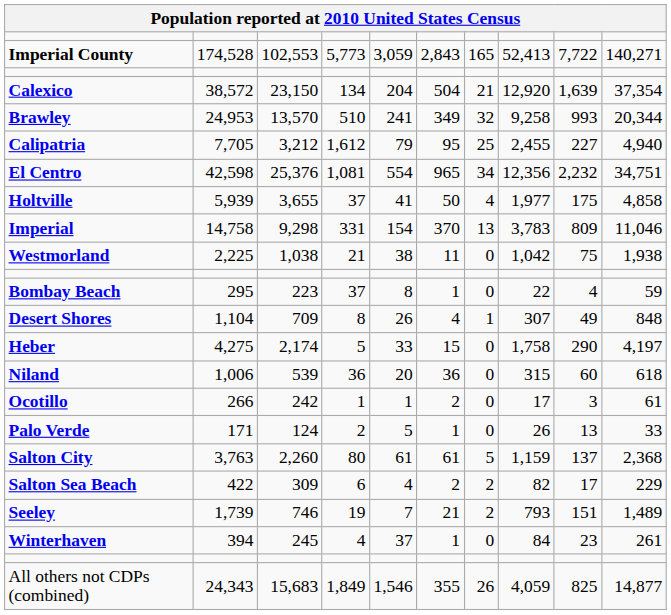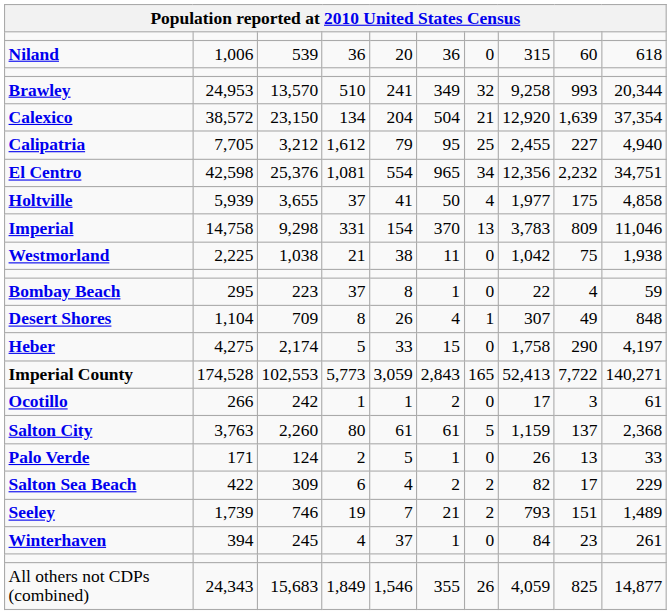rows swapped: (71, 54) <-> (34, 374)
rows swapped: (40, 117) <-> (41, 89)
rows swapped: (49, 429) <-> (50, 457)
